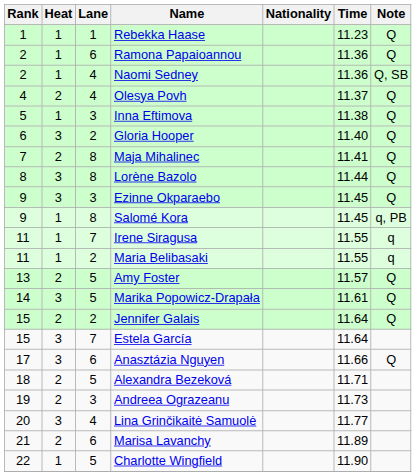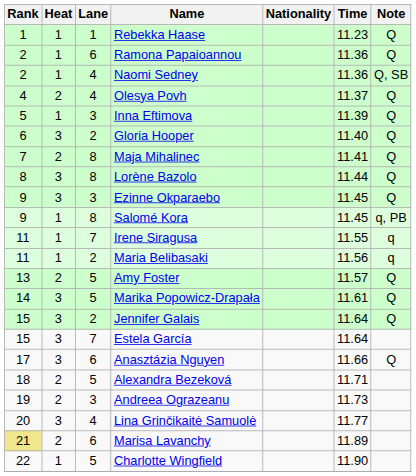(353, 116) 11.38 -> (353, 116) 11.39
(353, 258) 11.55 -> (353, 258) 11.56
(58, 319) 2 -> (58, 319) 3
(23, 440) no background -> (23, 440) khaki background
